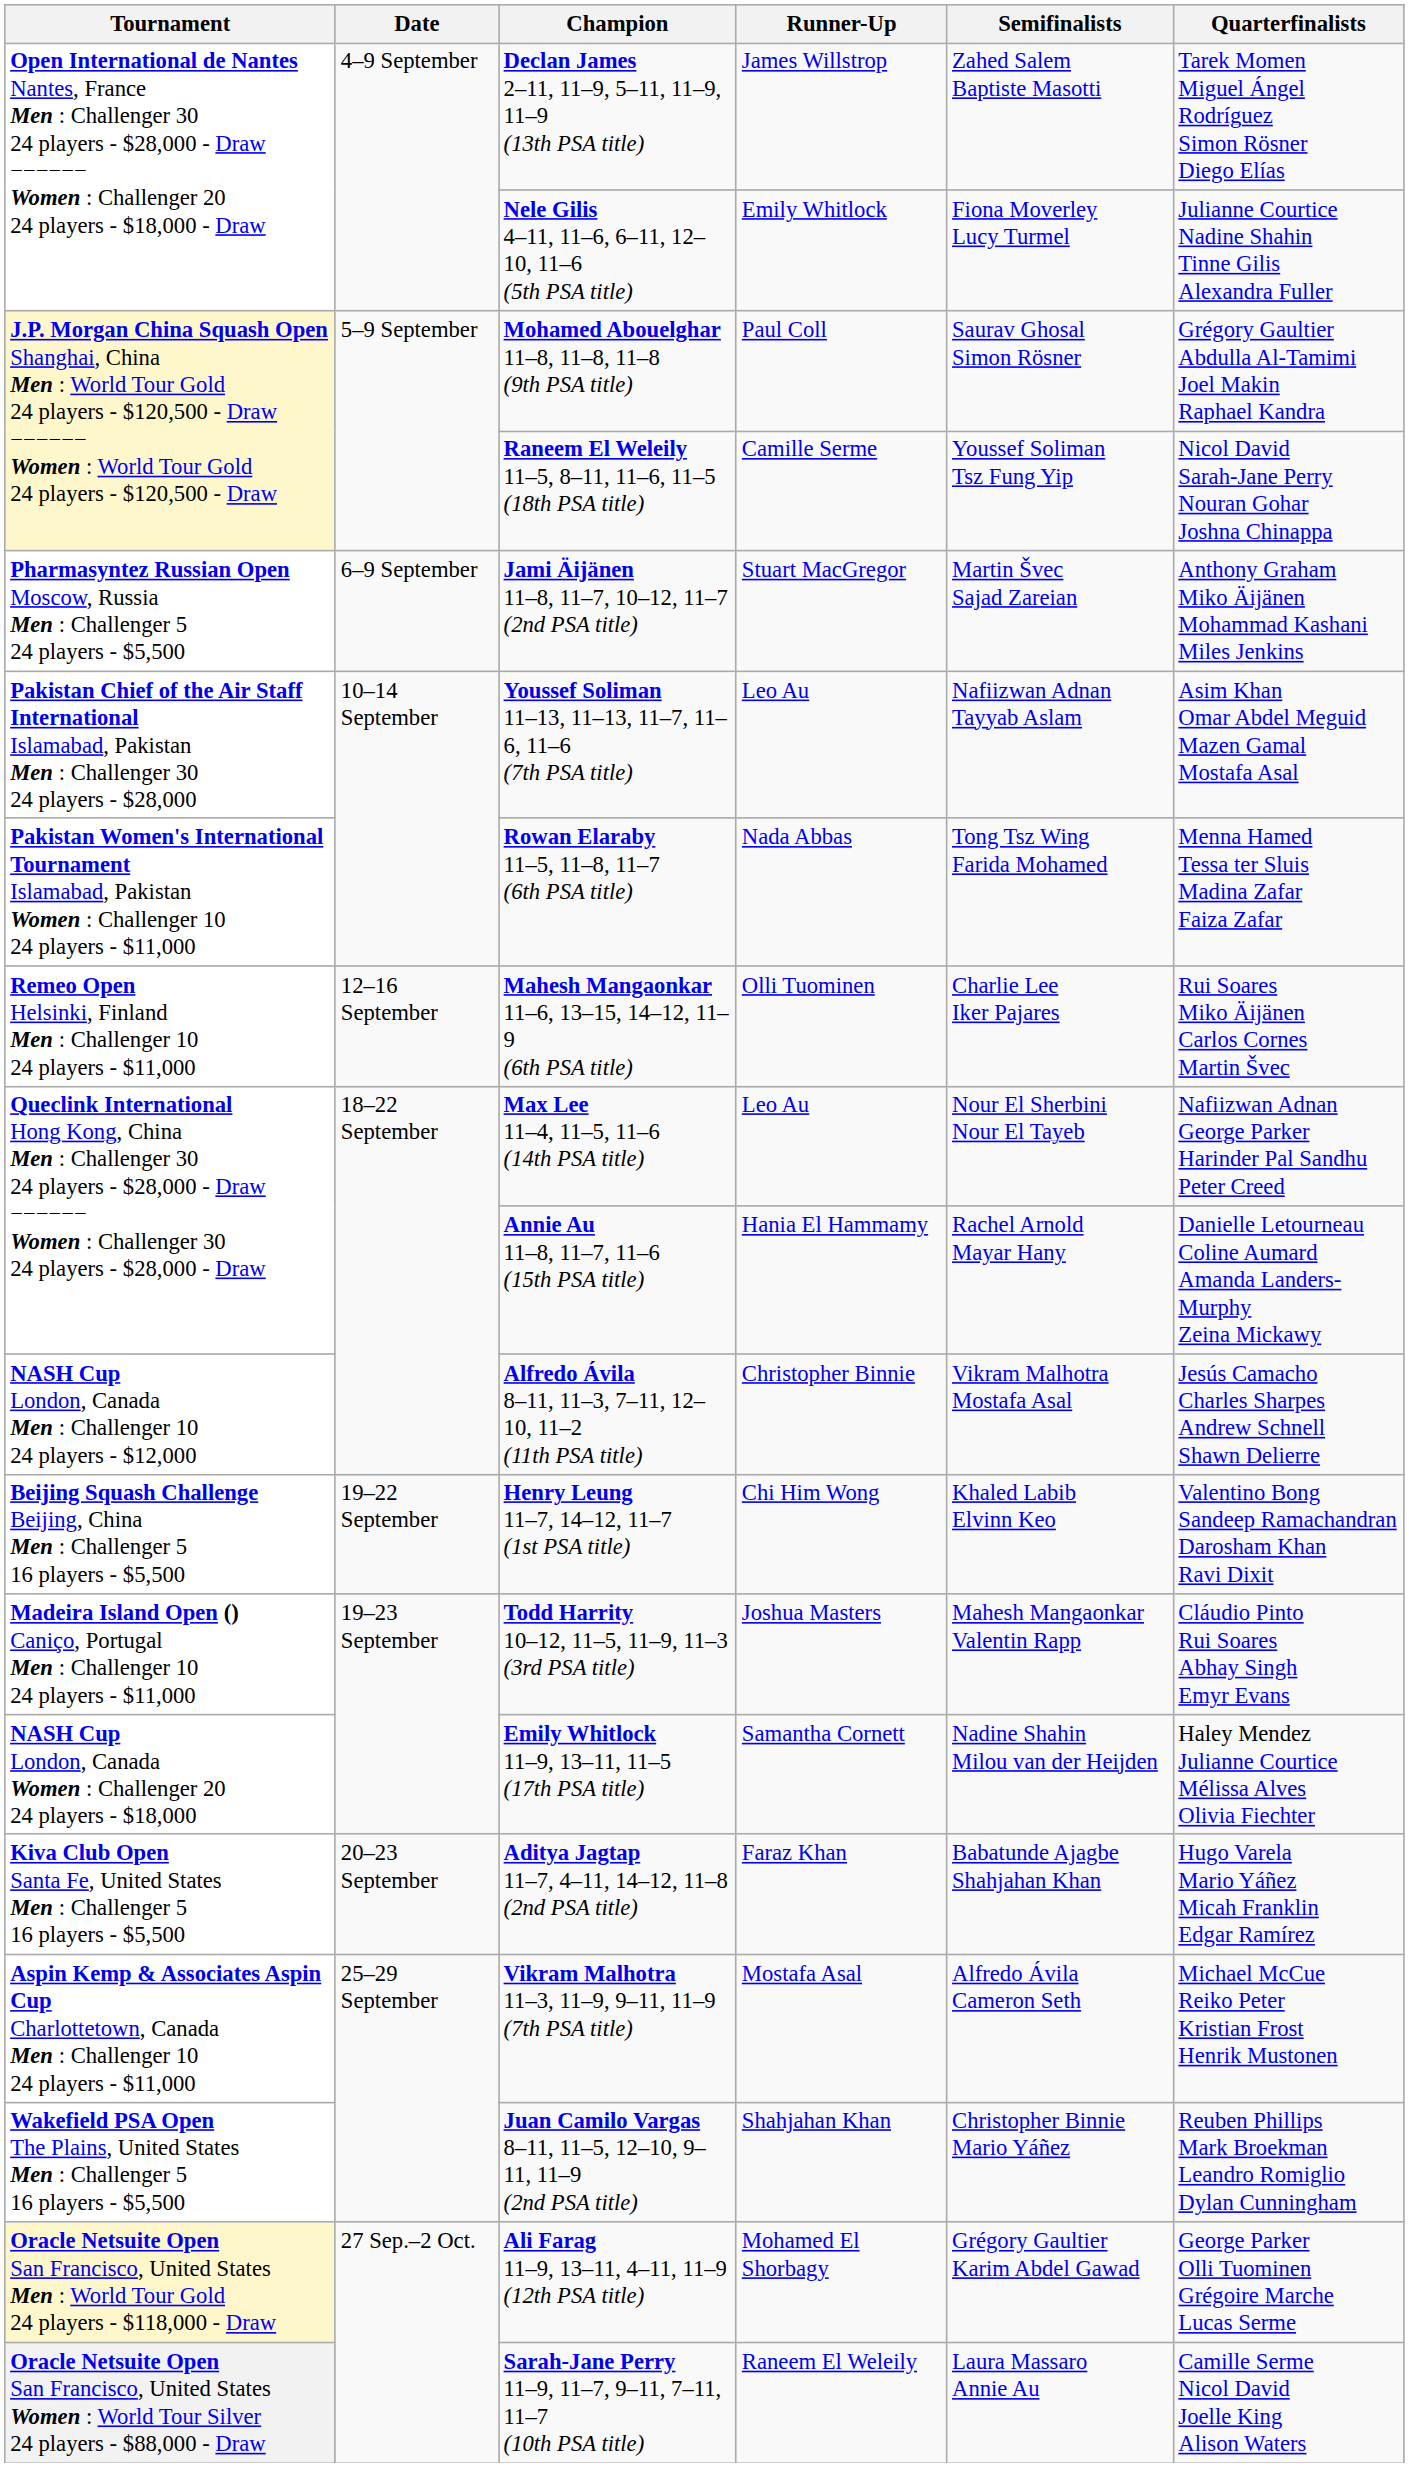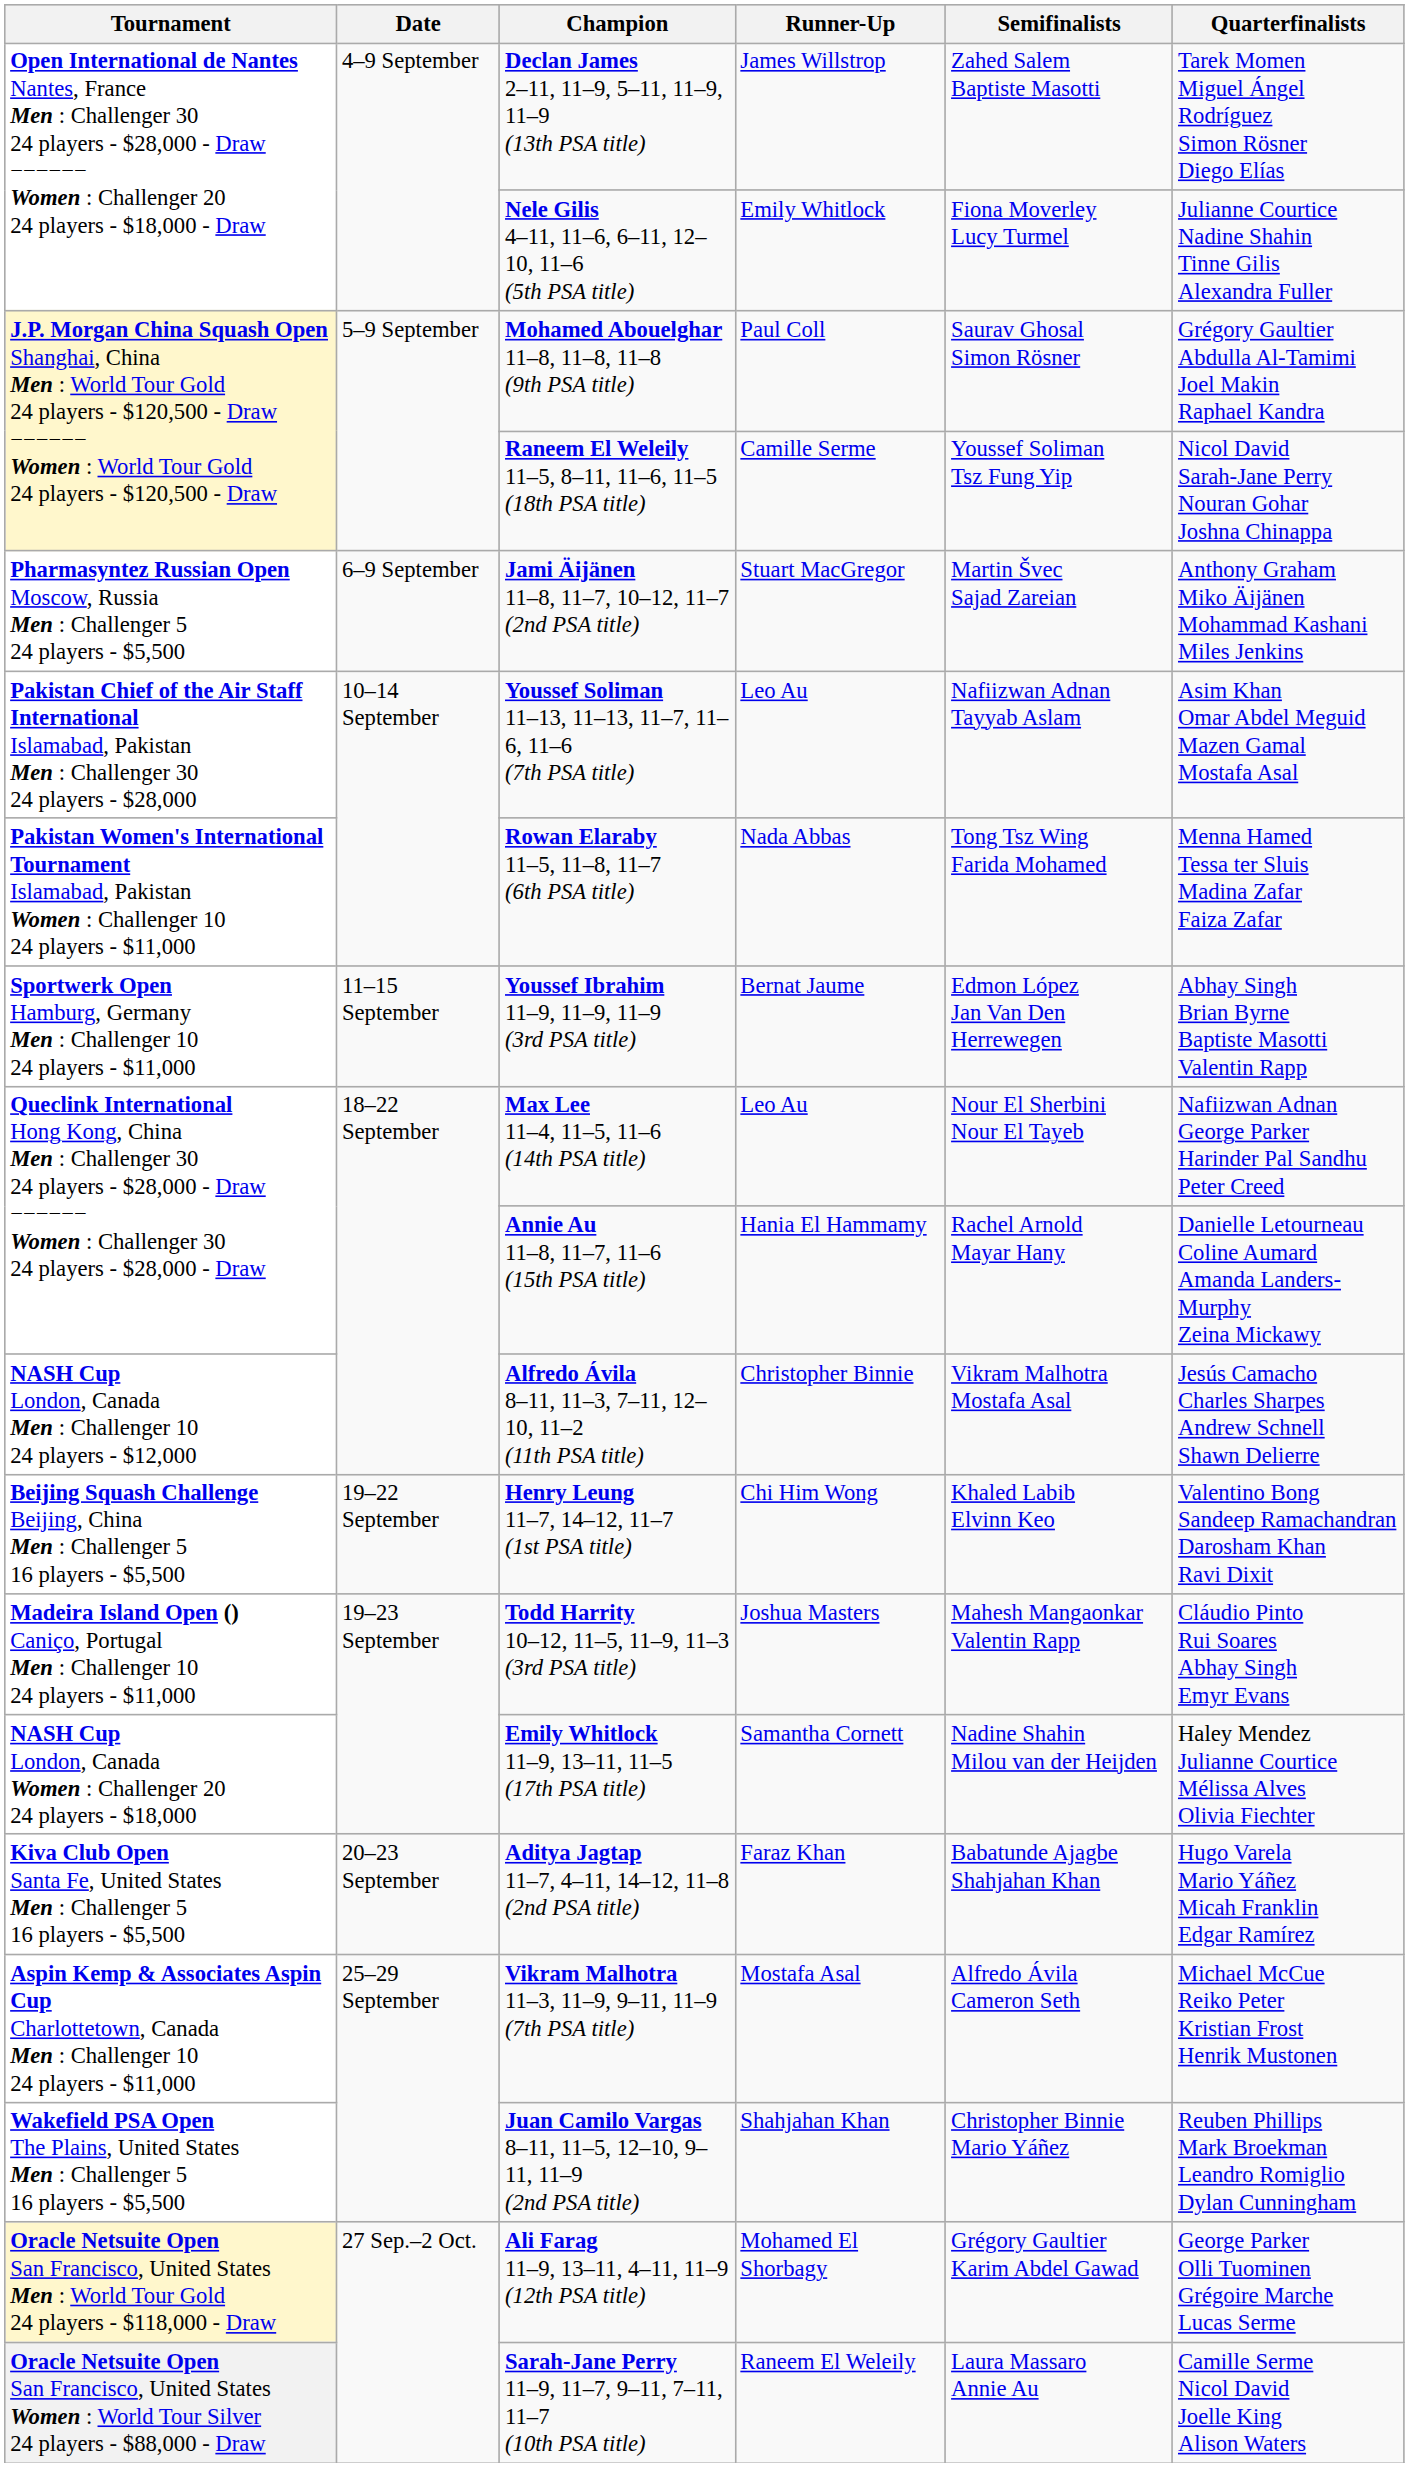+ row: (585, 1012)
- row: (616, 1025)
